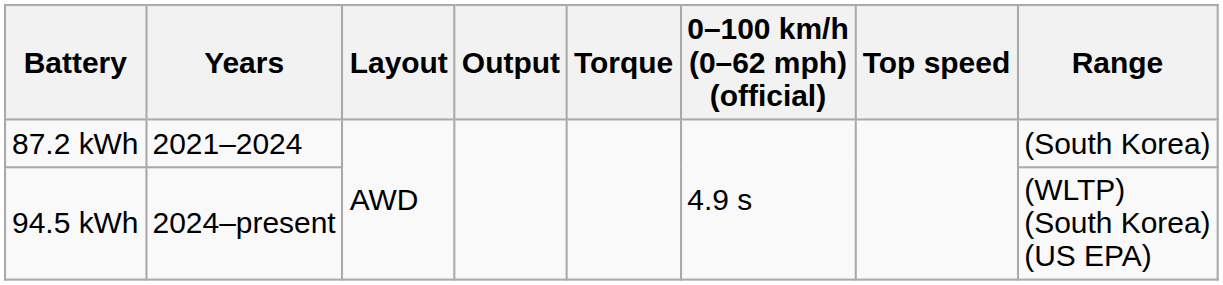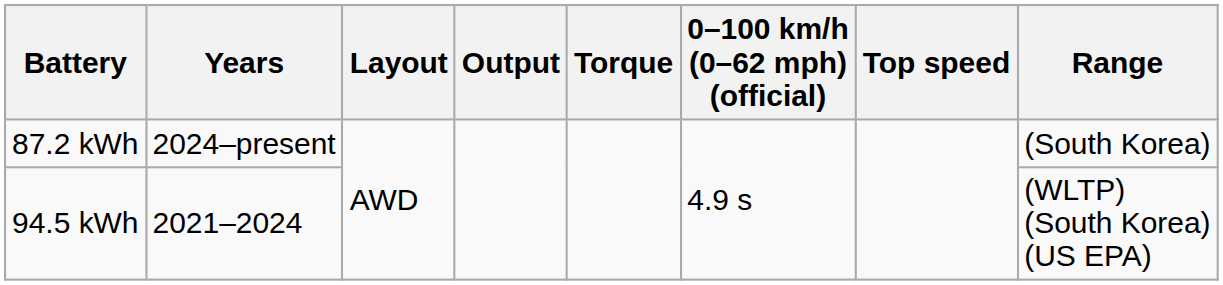(227, 143) 2021–2024 -> (244, 143) 2024–present
(244, 224) 2024–present -> (227, 224) 2021–2024
